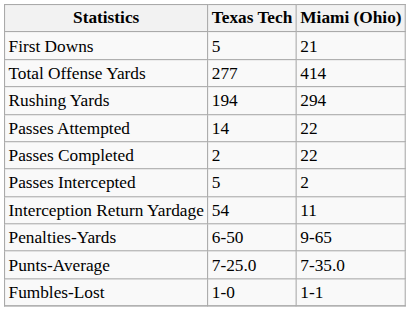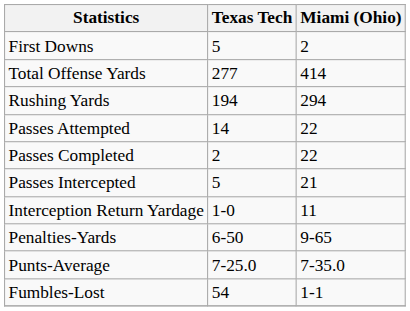(309, 45) 21 -> (305, 45) 2
(305, 182) 2 -> (309, 182) 21
(220, 210) 54 -> (223, 210) 1-0
(223, 292) 1-0 -> (220, 292) 54
